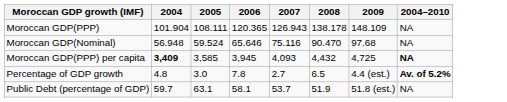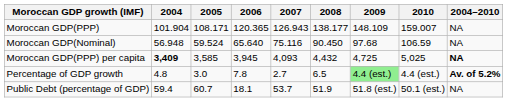+ column: (423, 12)
(210, 27) 108.111 -> (211, 27) 108.171
(329, 27) 138.178 -> (331, 27) 138.177
(247, 43) 65.646 -> (248, 43) 65.640
(326, 43) 90.470 -> (328, 43) 90.450
(370, 74) no background -> (372, 74) lightgreen background
(163, 89) 59.7 -> (163, 89) 59.4
(203, 89) 63.1 -> (203, 89) 60.7
(241, 89) 58.1 -> (243, 89) 18.1
